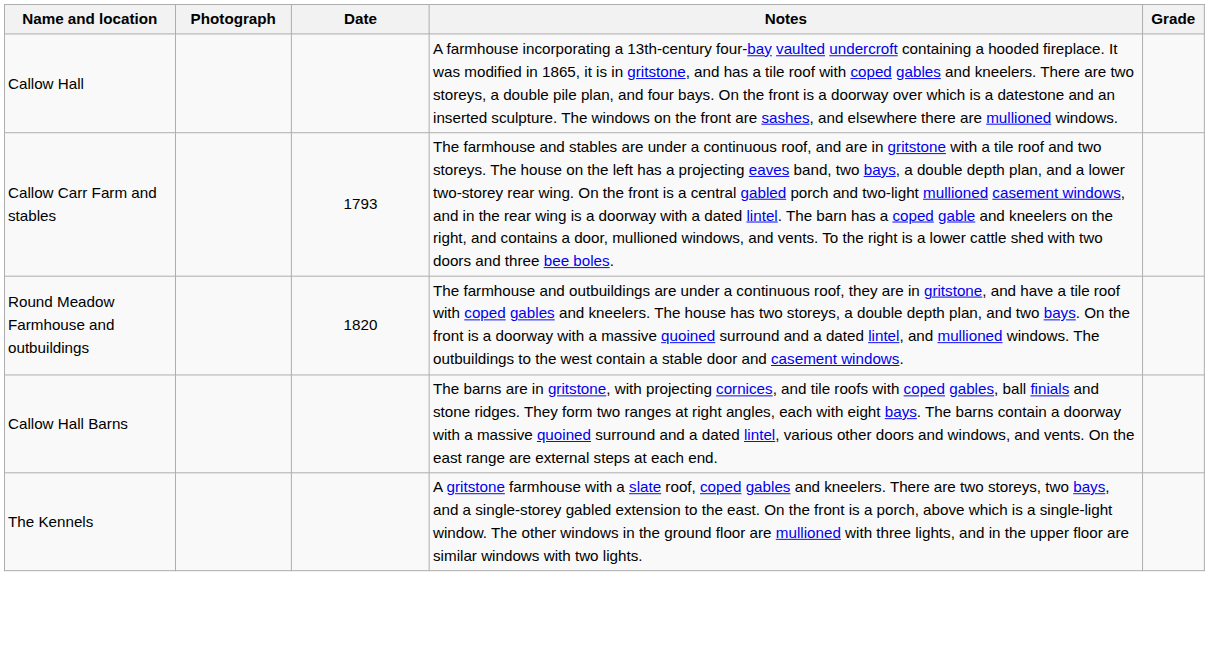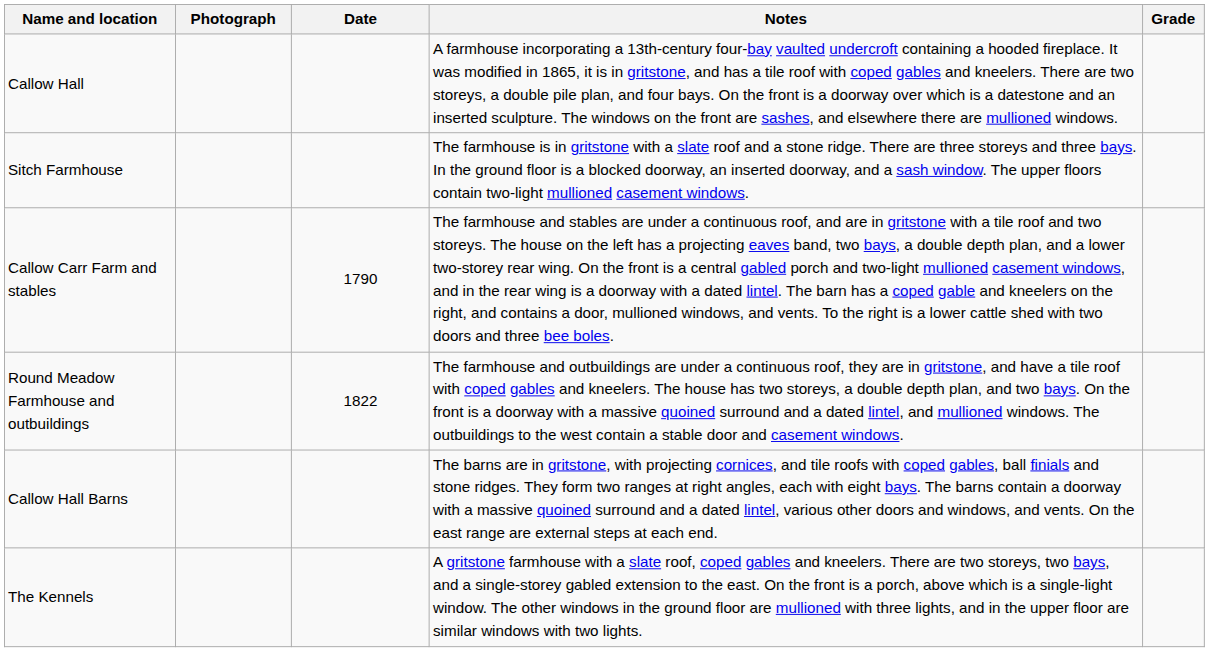+ row: (65, 170)
(360, 204) 1793 -> (360, 279) 1790
(360, 325) 1820 -> (360, 400) 1822
